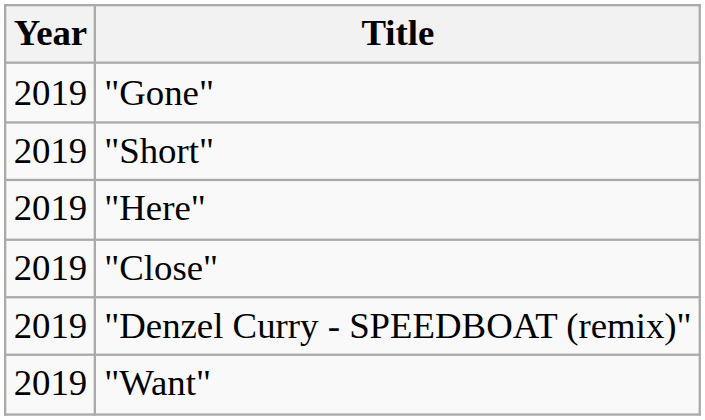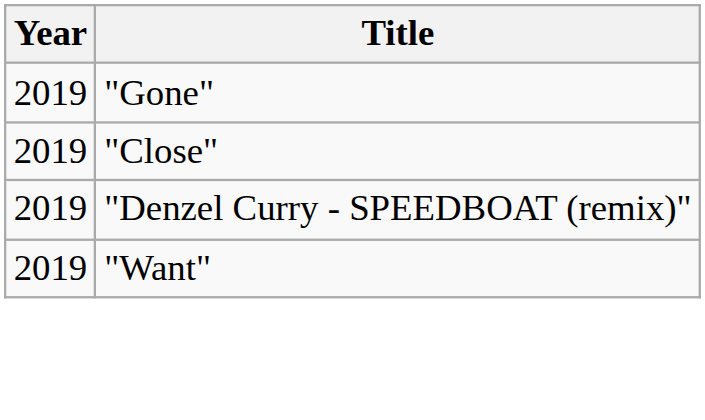- row: (159, 150)
- row: (155, 208)
